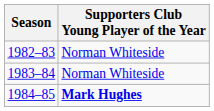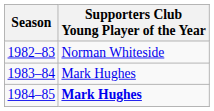(113, 73) Norman Whiteside -> (99, 73) Mark Hughes
